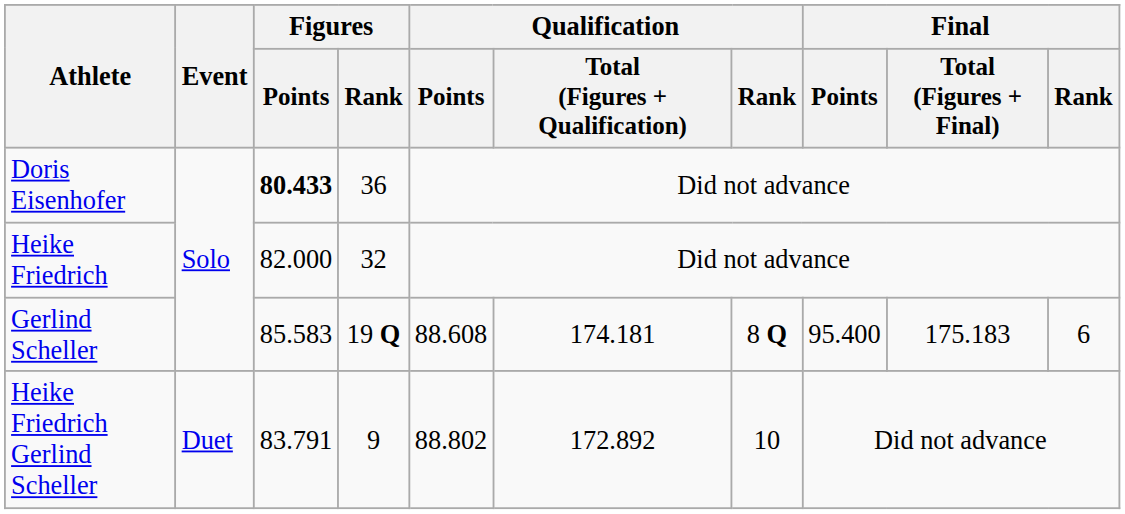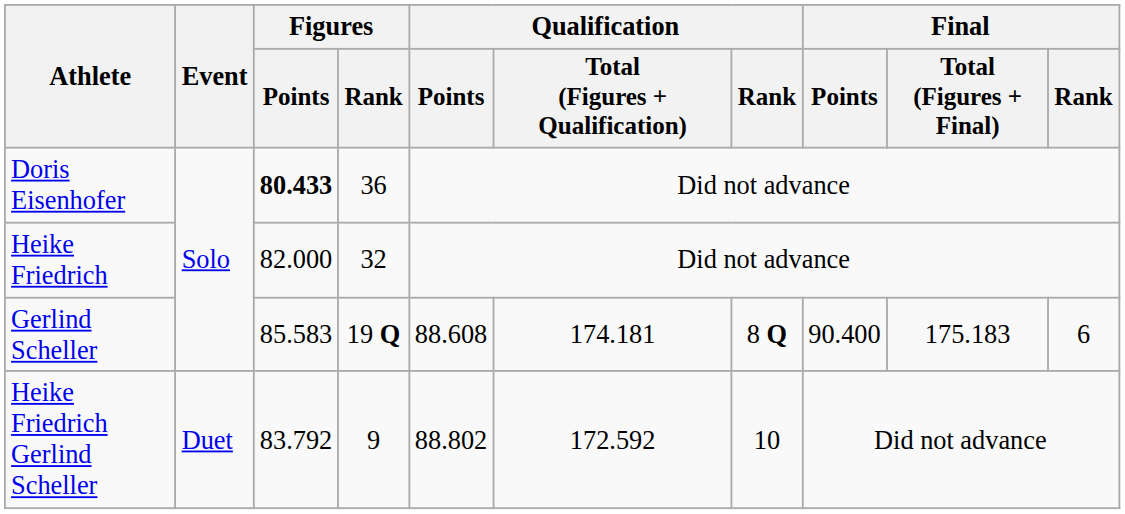(844, 334) 95.400 -> (844, 334) 90.400
(296, 440) 83.791 -> (296, 440) 83.792
(613, 440) 172.892 -> (613, 440) 172.592
